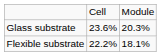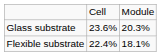(103, 43) 22.2% -> (103, 43) 22.4%
